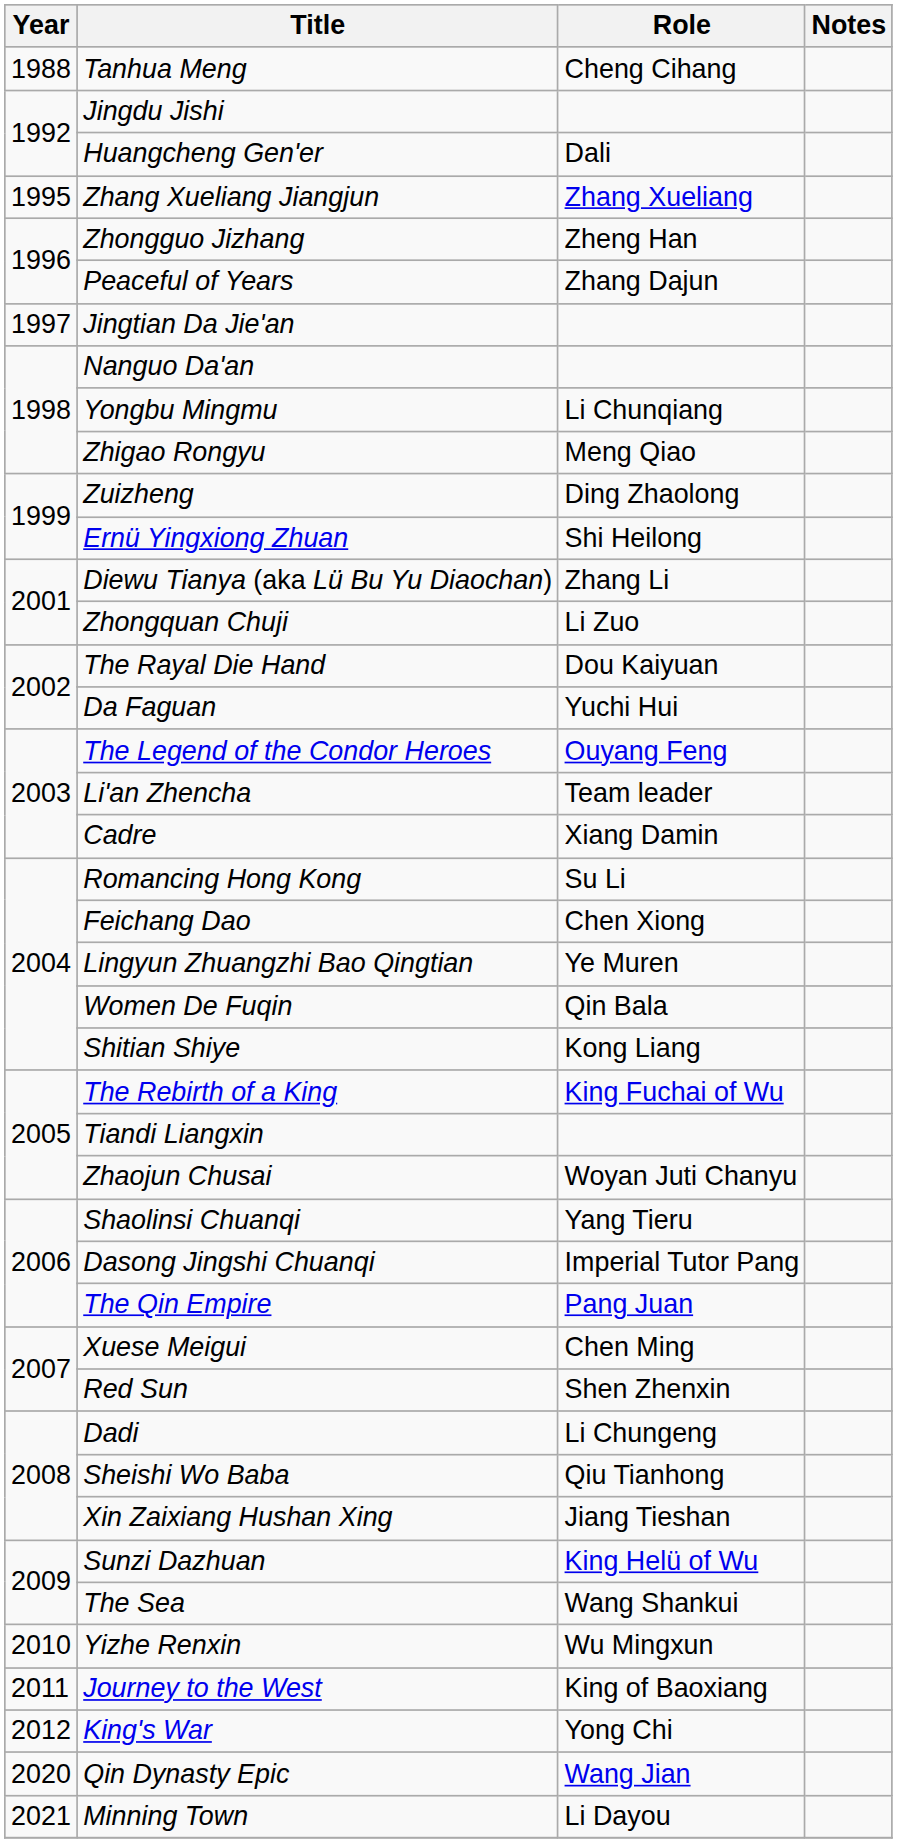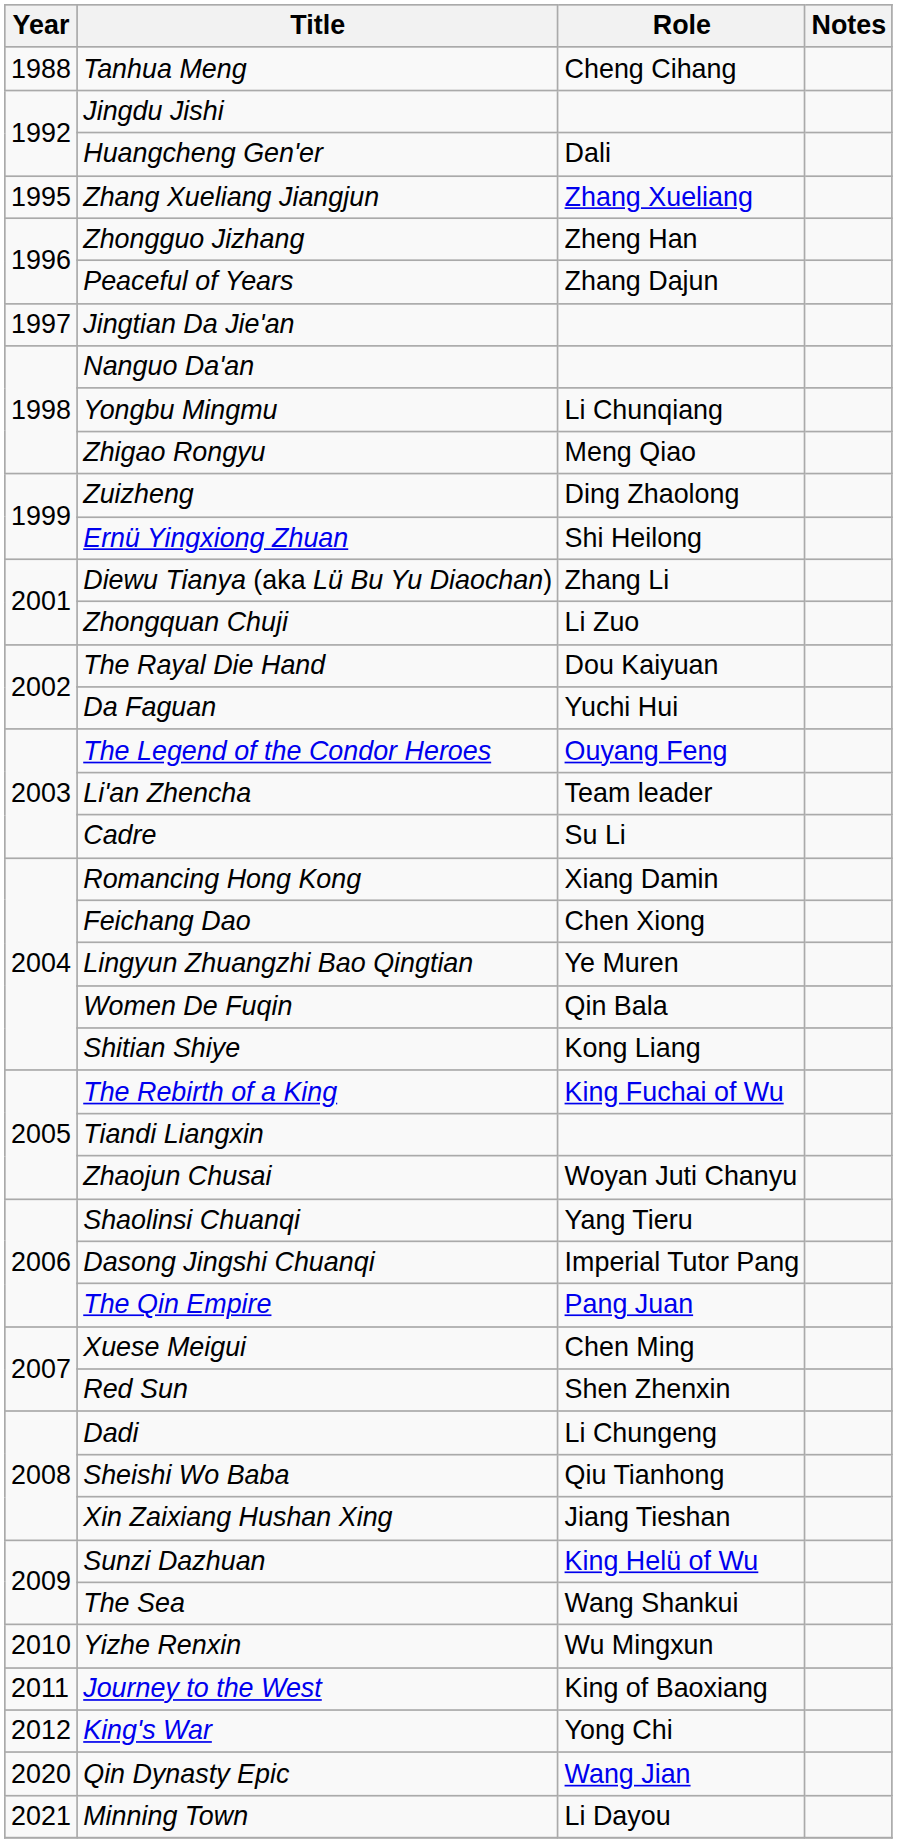(642, 835) Xiang Damin -> (595, 835) Su Li
(595, 878) Su Li -> (642, 878) Xiang Damin
